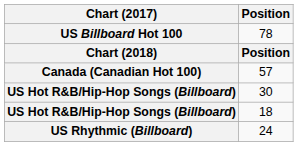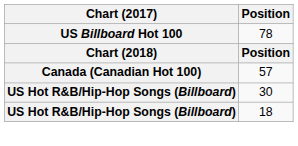- row: (266, 131)
